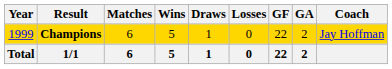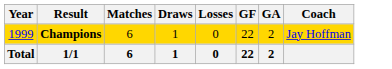- column: (172, 14)
